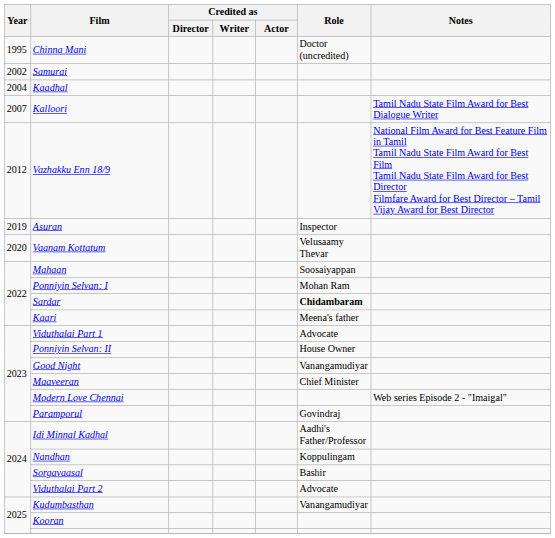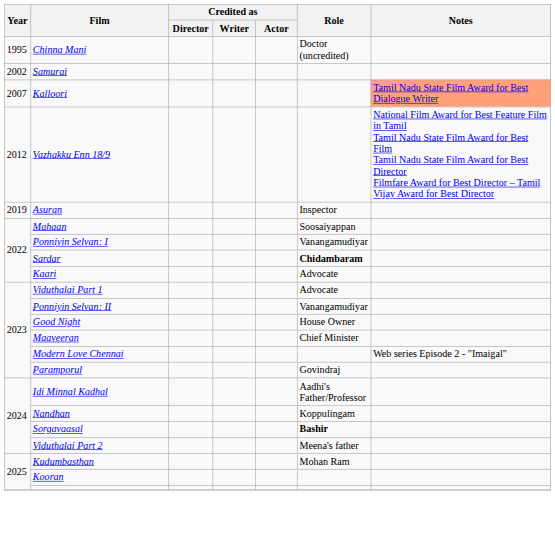- row: (17, 87)
(451, 109) no background -> (451, 93) lightsalmon background
- row: (17, 248)
(325, 285) Mohan Ram -> (334, 242) Vanangamudiyar
(329, 317) Meena's father -> (319, 274) Advocate
(327, 349) House Owner -> (334, 306) Vanangamudiyar
(334, 365) Vanangamudiyar -> (327, 322) House Owner
(313, 472) normal -> (314, 429) bold
(319, 488) Advocate -> (329, 445) Meena's father
(334, 504) Vanangamudiyar -> (325, 461) Mohan Ram
